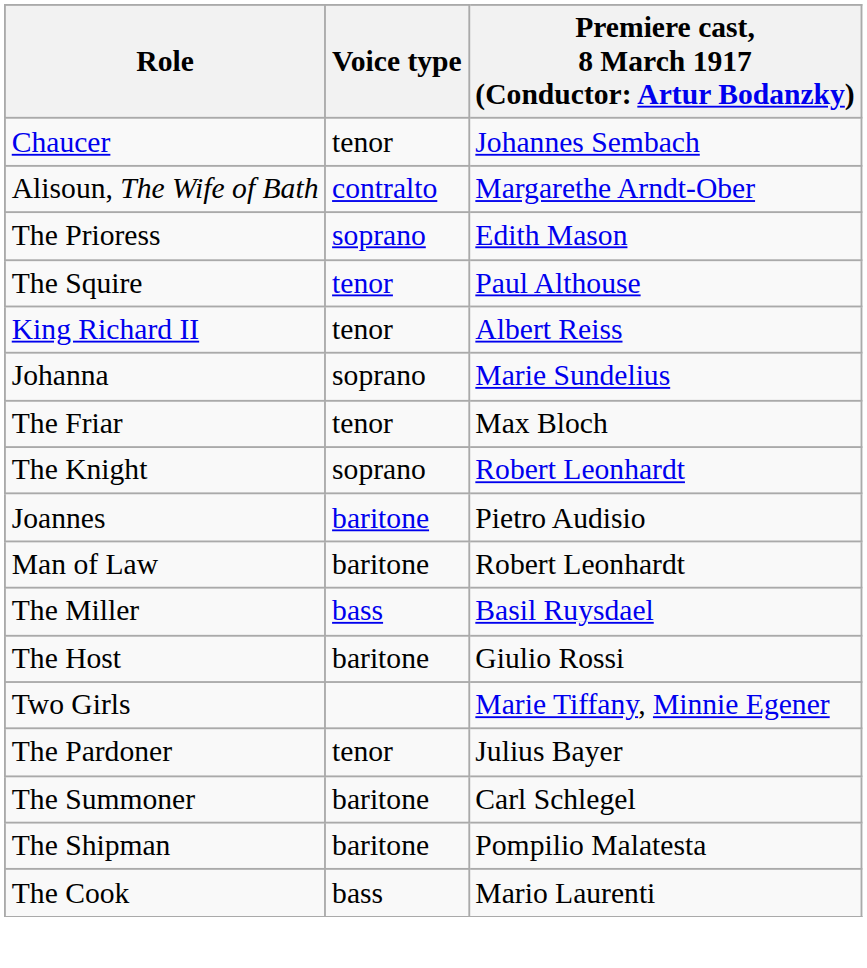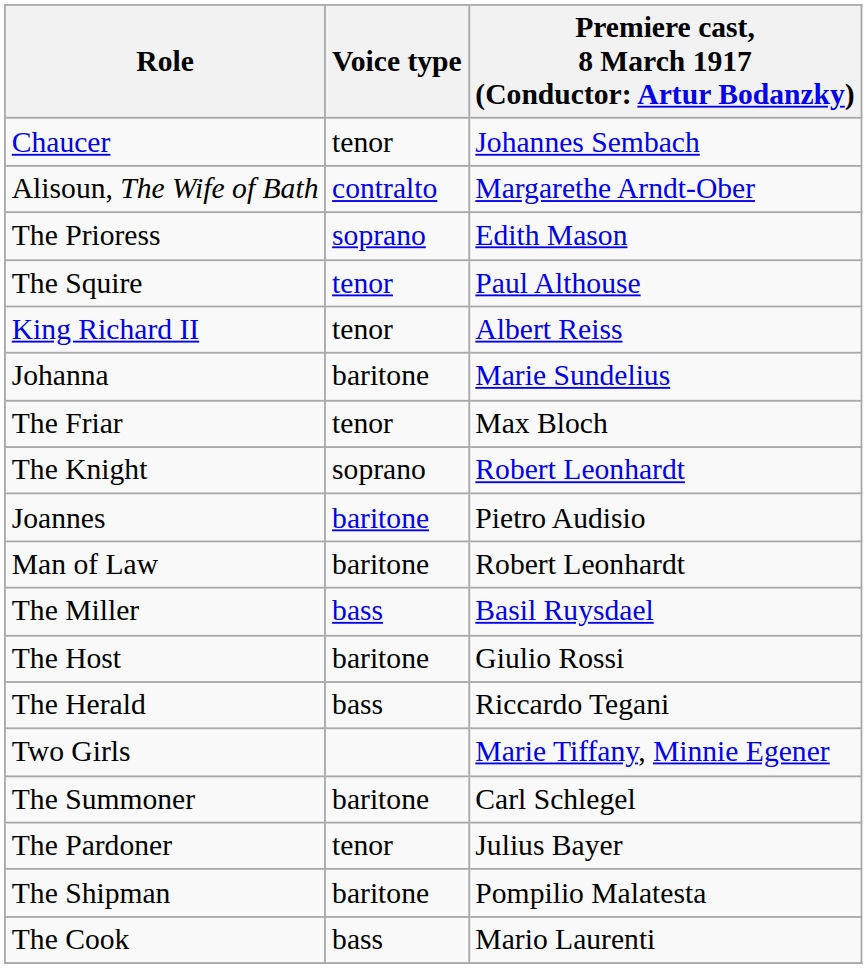(379, 376) soprano -> (381, 376) baritone
+ row: (79, 704)
rows swapped: (92, 751) <-> (103, 798)
